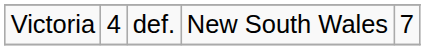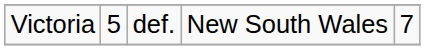(114, 24) 4 -> (114, 24) 5
